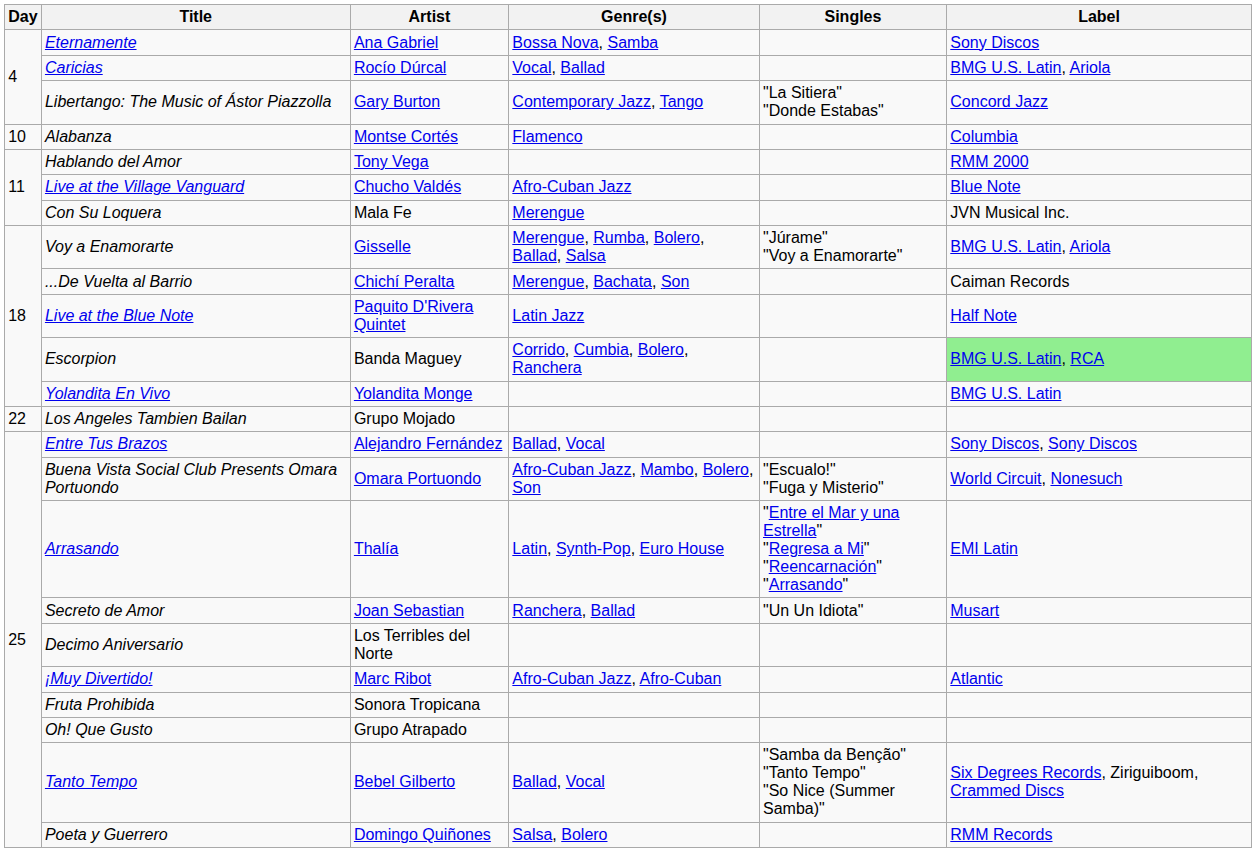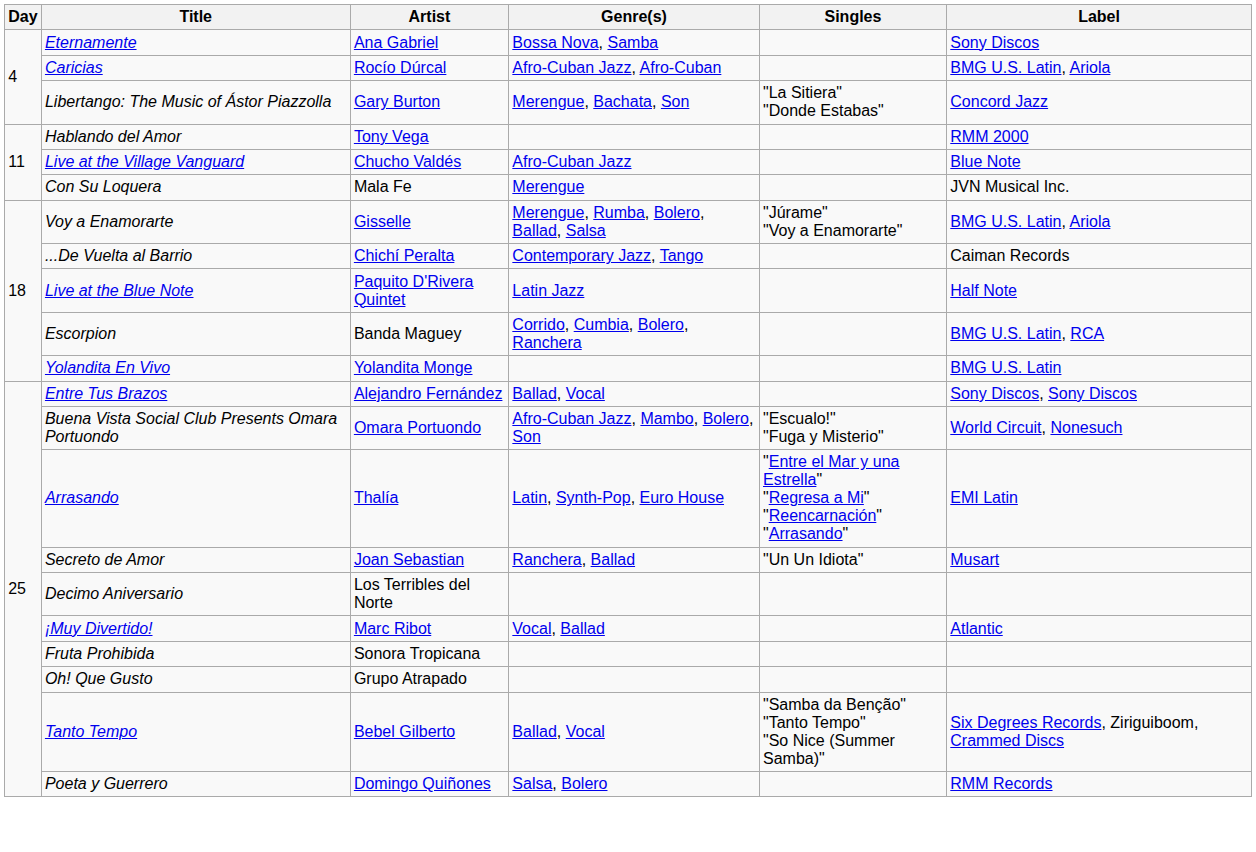(559, 67) Vocal, Ballad -> (617, 67) Afro-Cuban Jazz, Afro-Cuban
(608, 102) Contemporary Jazz, Tango -> (601, 102) Merengue, Bachata, Son
- row: (78, 136)
(601, 281) Merengue, Bachata, Son -> (608, 256) Contemporary Jazz, Tango
(1027, 359) lightgreen background -> (1027, 333) no background
- row: (146, 419)
(617, 679) Afro-Cuban Jazz, Afro-Cuban -> (559, 628) Vocal, Ballad
